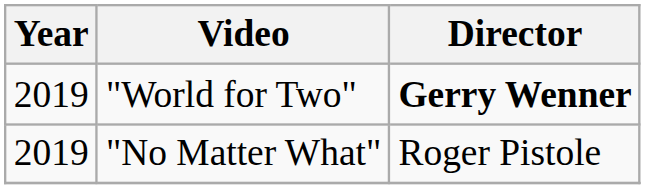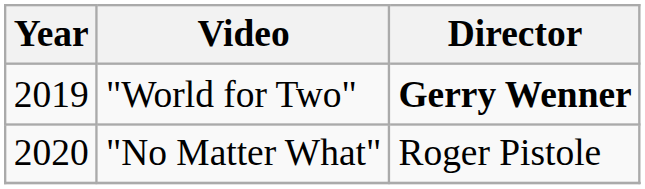(51, 152) 2019 -> (51, 152) 2020
